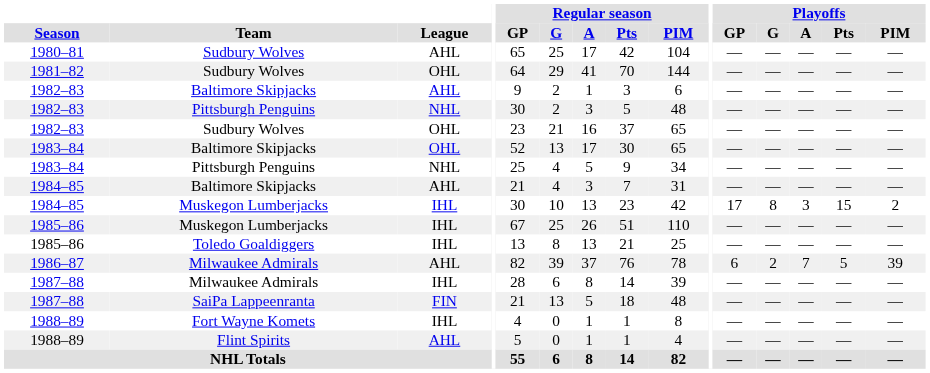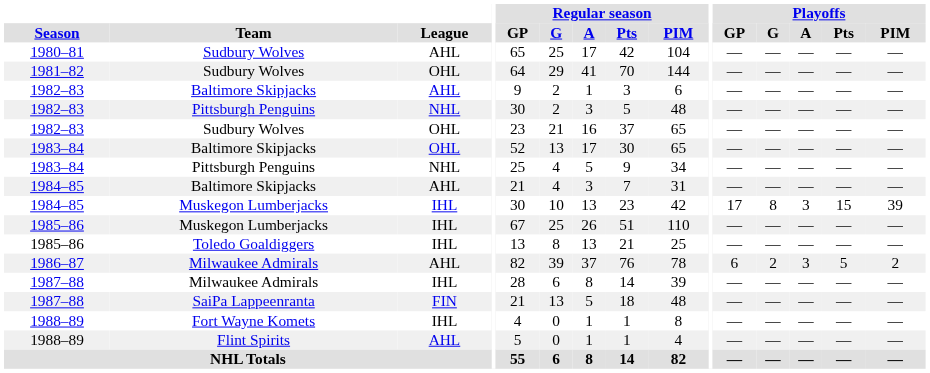(895, 205) 2 -> (895, 205) 39
(806, 263) 7 -> (806, 263) 3
(895, 263) 39 -> (895, 263) 2
